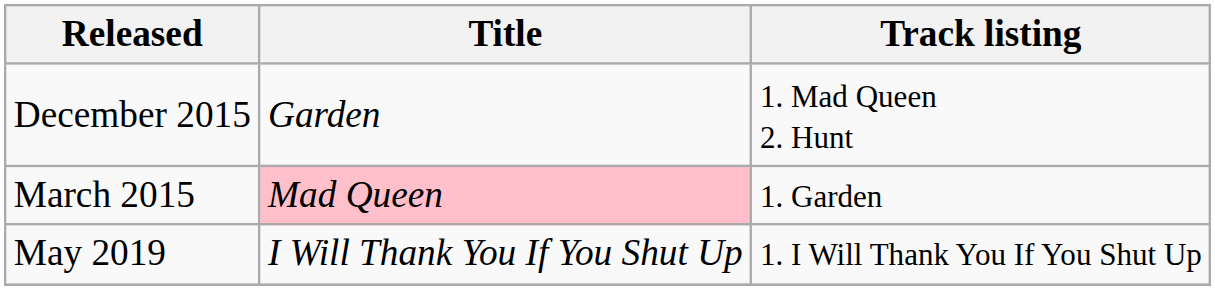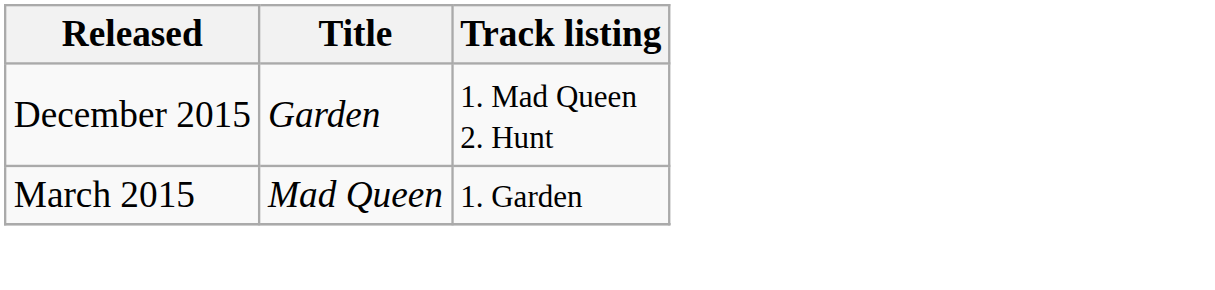(355, 194) pink background -> (355, 194) no background
- row: (90, 253)
